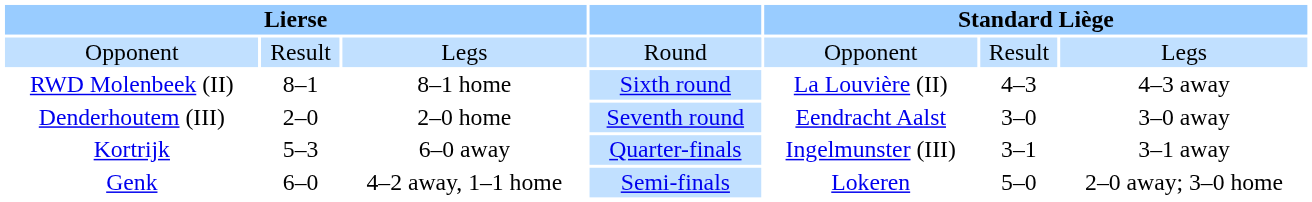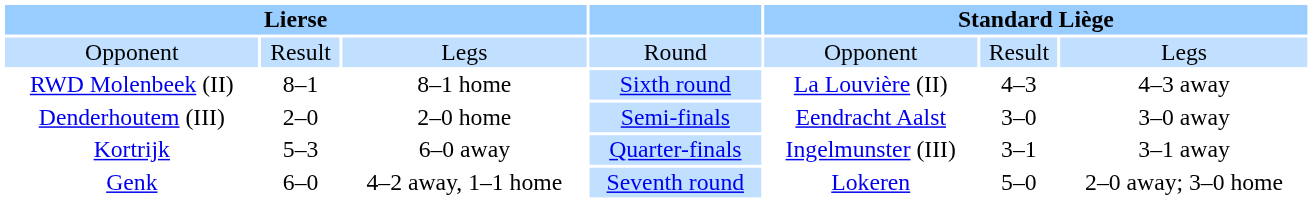(675, 117) Seventh round -> (675, 117) Semi-finals
(675, 182) Semi-finals -> (675, 182) Seventh round
